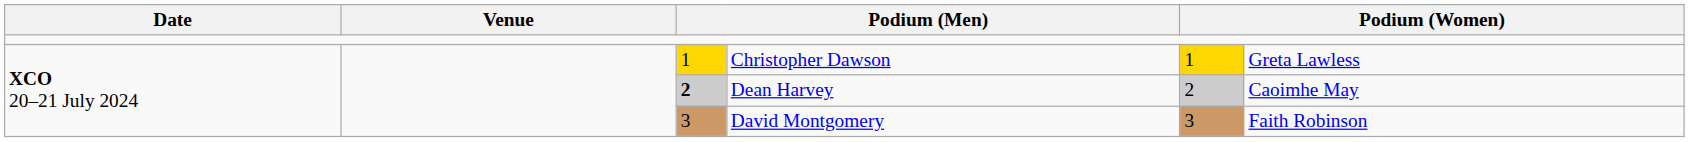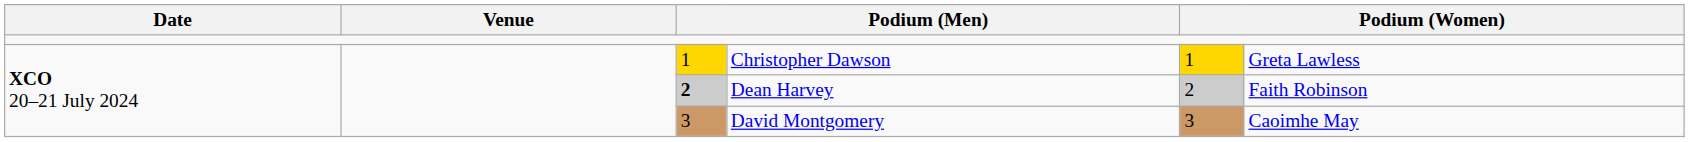(1304, 90) Caoimhe May -> (1308, 90) Faith Robinson
(1308, 120) Faith Robinson -> (1304, 120) Caoimhe May
